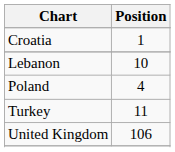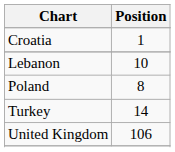(141, 87) 4 -> (141, 87) 8
(141, 110) 11 -> (141, 110) 14
